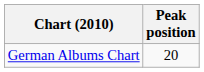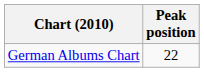(171, 55) 20 -> (171, 55) 22
